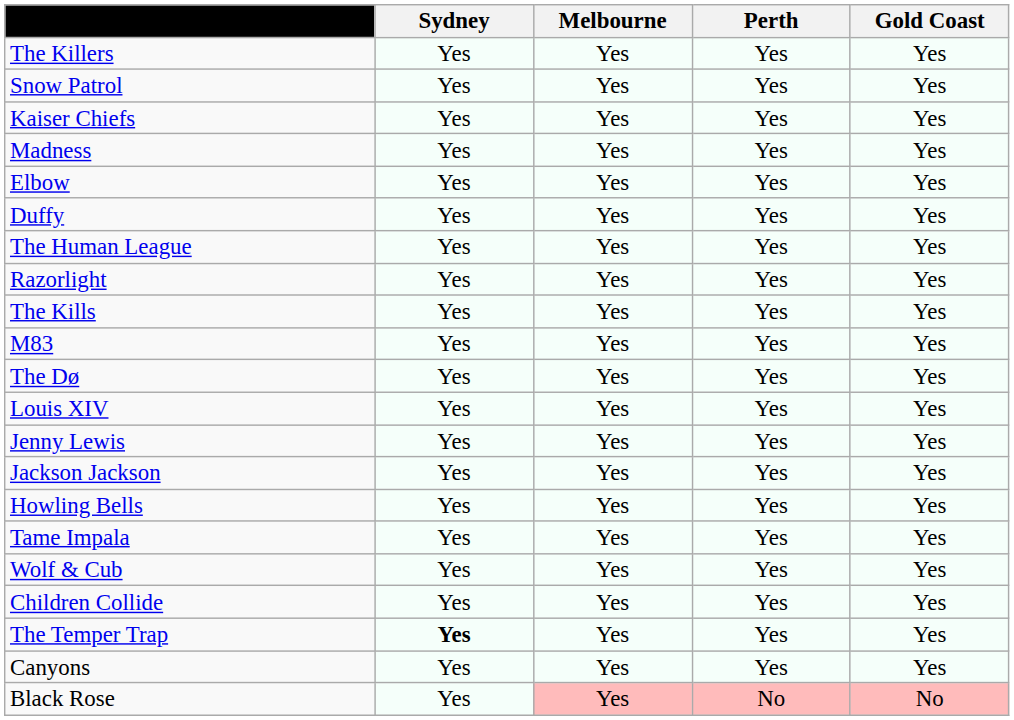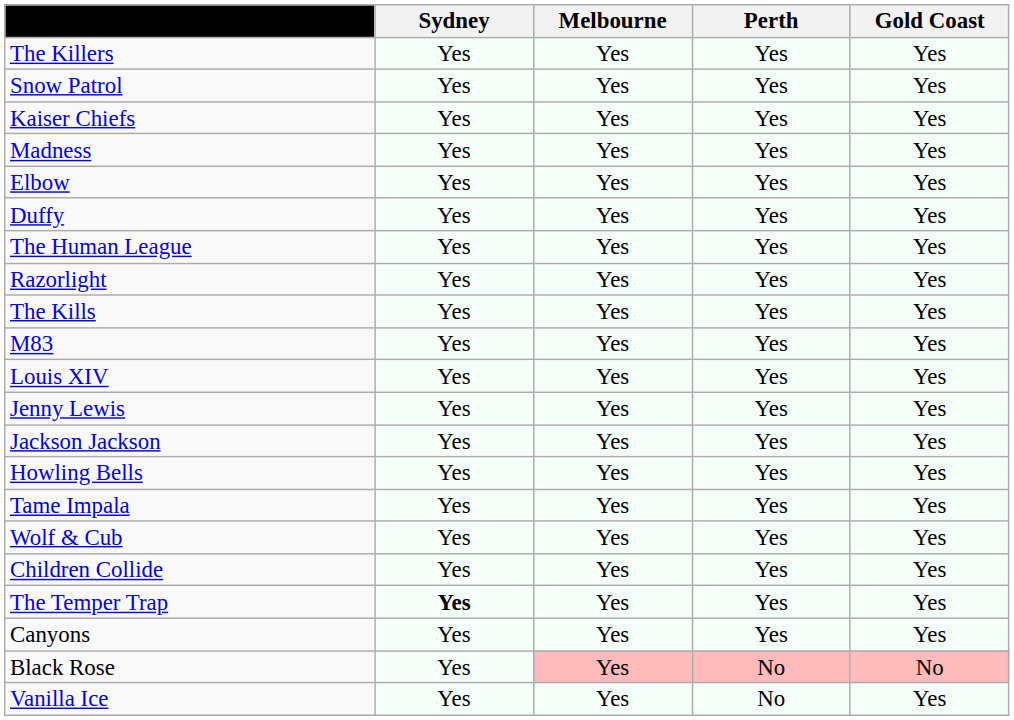- row: (45, 376)
+ row: (59, 699)
